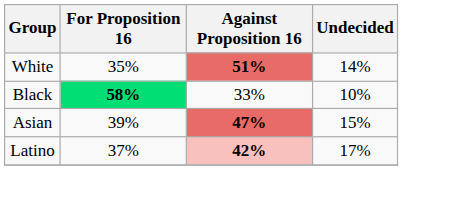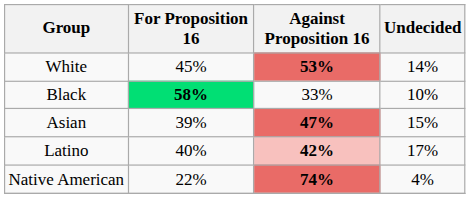(123, 66) 35% -> (191, 66) 45%
(249, 66) 51% -> (317, 66) 53%
(123, 151) 37% -> (191, 151) 40%
+ row: (66, 179)
